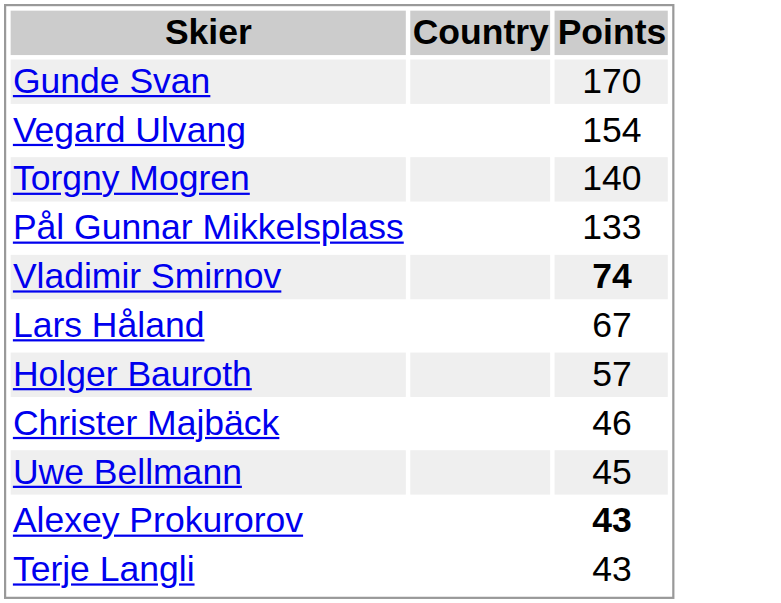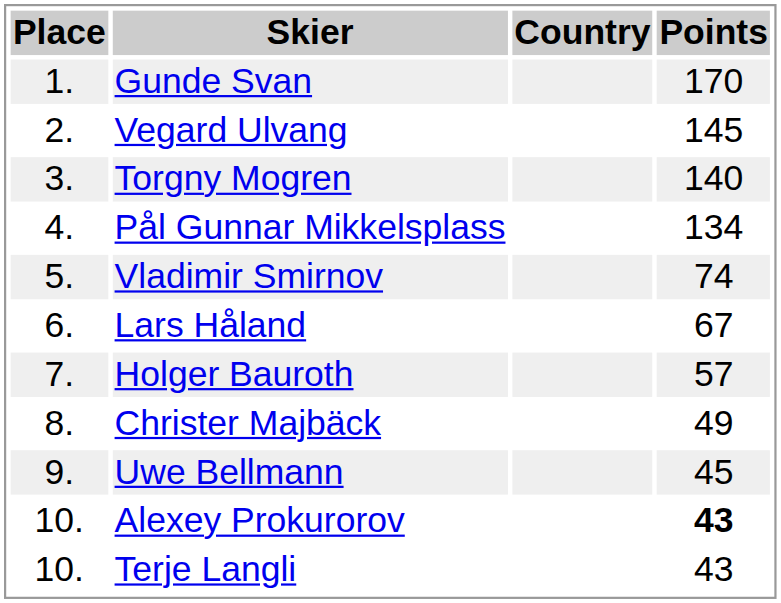+ column: (59, 32)
(612, 129) 154 -> (714, 129) 145
(612, 227) 133 -> (714, 227) 134
(612, 276) bold -> (714, 276) normal
(612, 422) 46 -> (714, 422) 49
